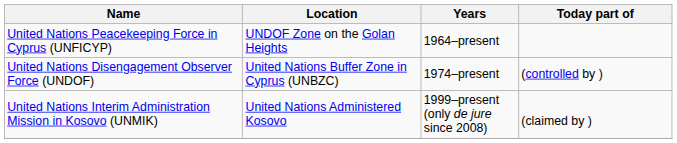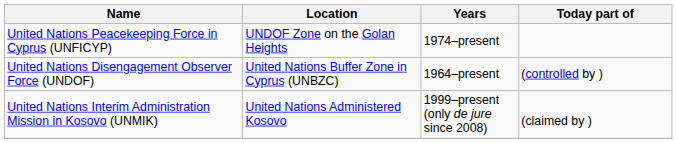(461, 40) 1964–present -> (461, 40) 1974–present
(461, 74) 1974–present -> (461, 74) 1964–present
